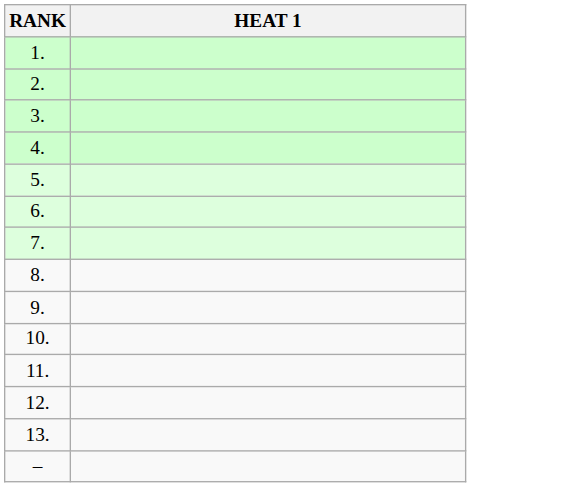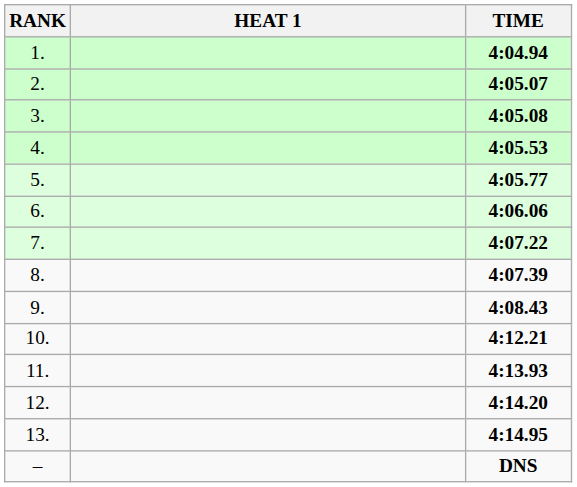+ column: (518, 20)
